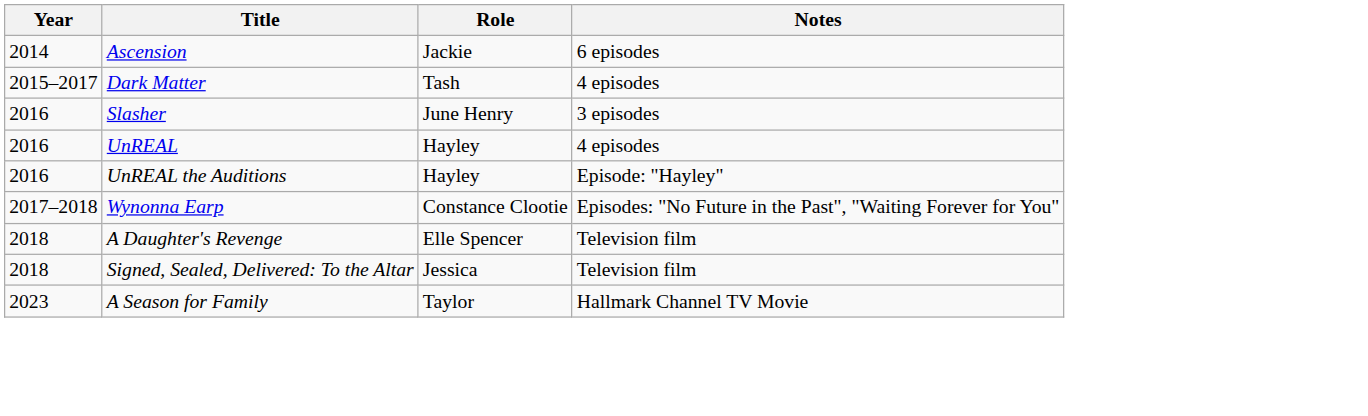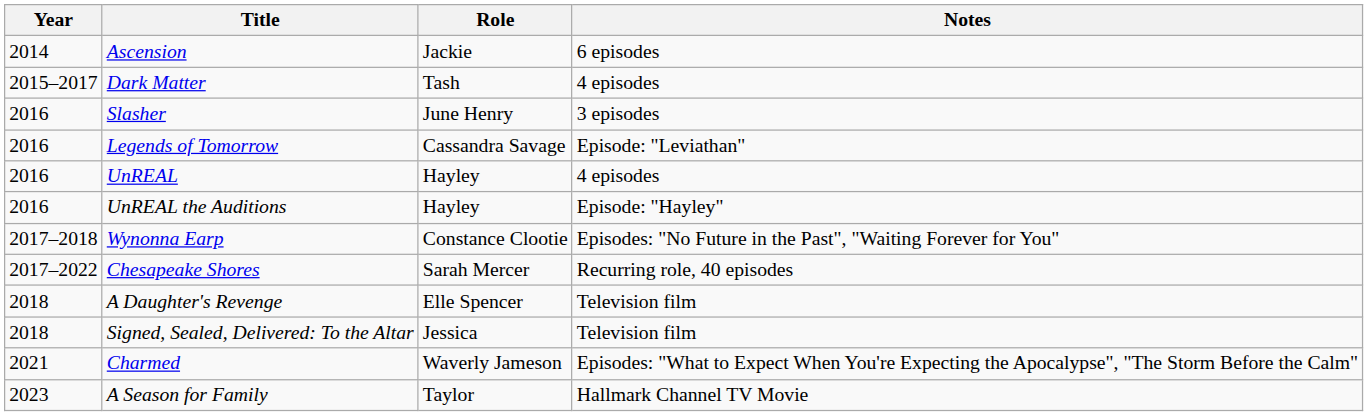+ row: (192, 144)
+ row: (183, 269)
+ row: (143, 363)
